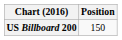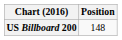(98, 27) 150 -> (98, 27) 148
